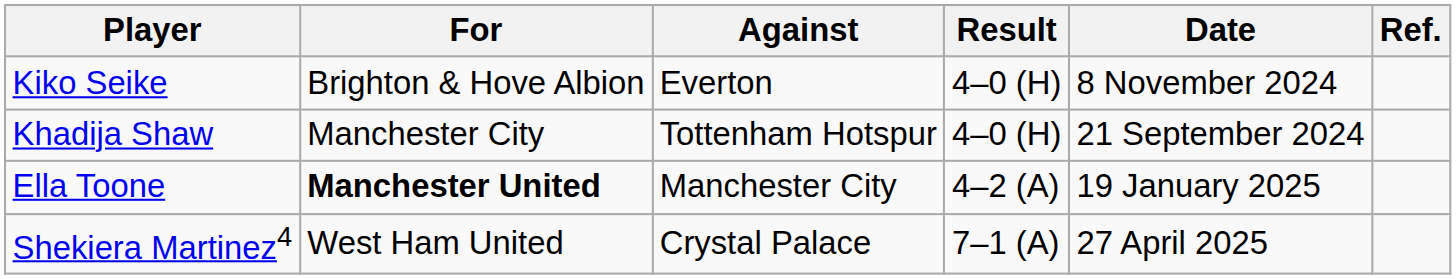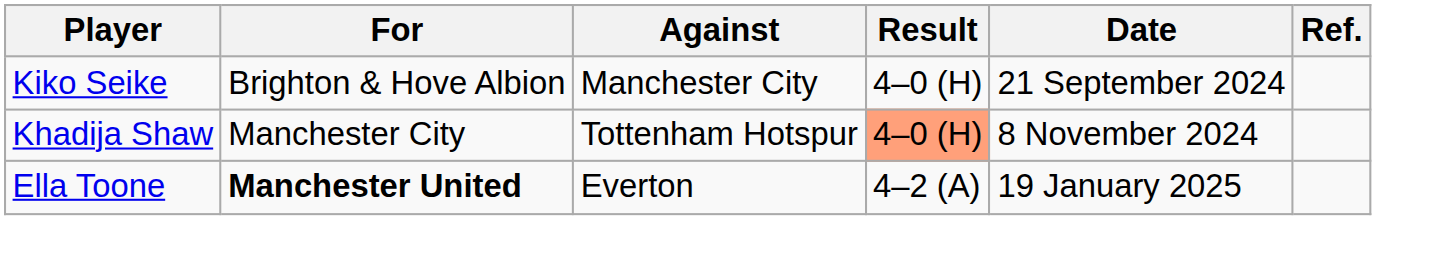(716, 82) Everton -> (699, 82) Manchester City
(1207, 82) 8 November 2024 -> (1142, 82) 21 September 2024
(1007, 134) no background -> (928, 134) lightsalmon background
(1221, 134) 21 September 2024 -> (1128, 134) 8 November 2024
(778, 186) Manchester City -> (637, 186) Everton
- row: (152, 243)
